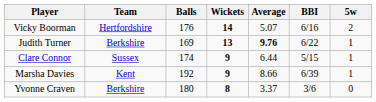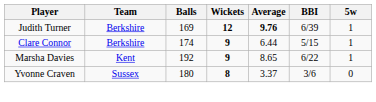- row: (45, 27)
(227, 43) 13 -> (227, 27) 12
(310, 43) 6/22 -> (310, 27) 6/39
(125, 58) Sussex -> (125, 43) Berkshire
(269, 74) 8.66 -> (269, 58) 8.65
(310, 74) 6/39 -> (310, 58) 6/22
(125, 89) Berkshire -> (125, 74) Sussex
